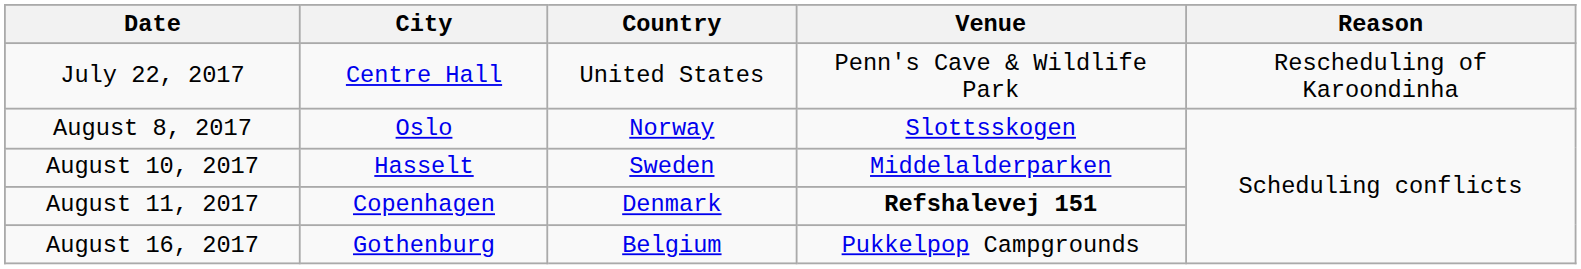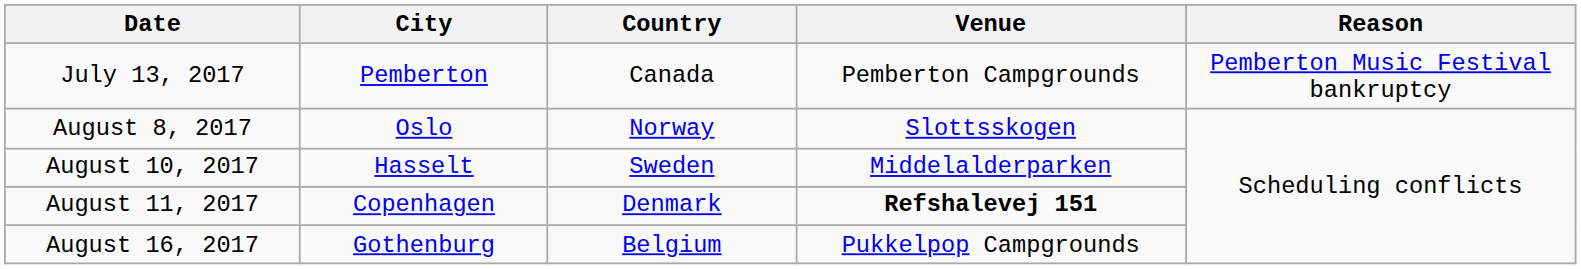+ row: (152, 76)
- row: (152, 76)
